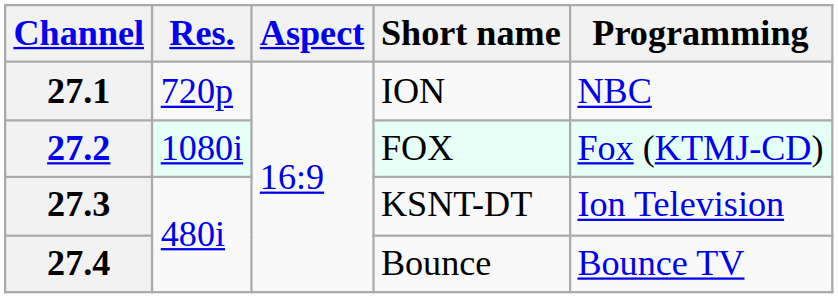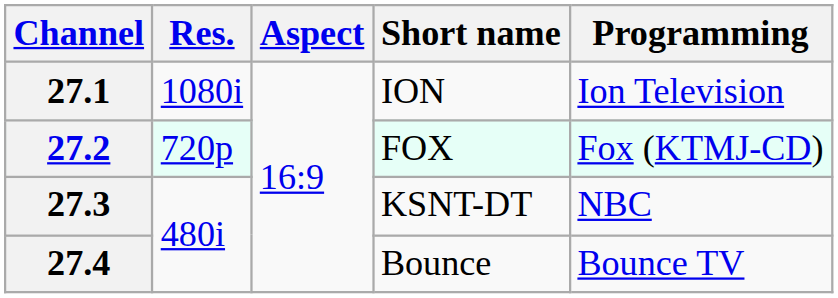(197, 90) 720p -> (202, 90) 1080i
(615, 90) NBC -> (681, 90) Ion Television
(202, 147) 1080i -> (197, 147) 720p
(681, 205) Ion Television -> (615, 205) NBC
